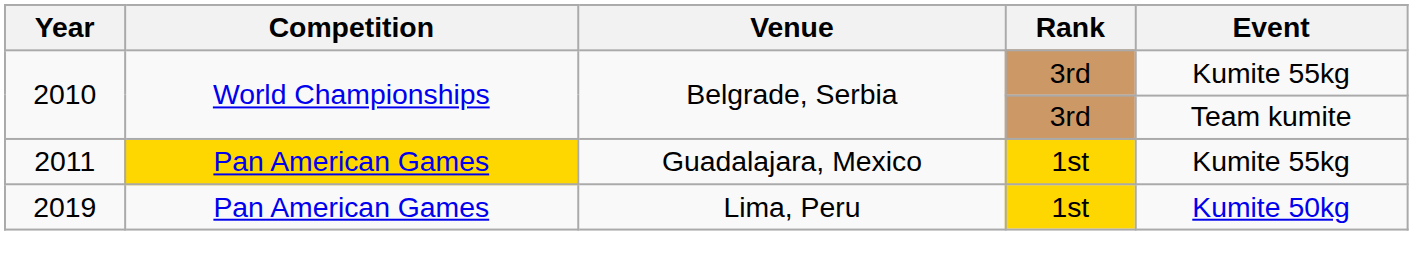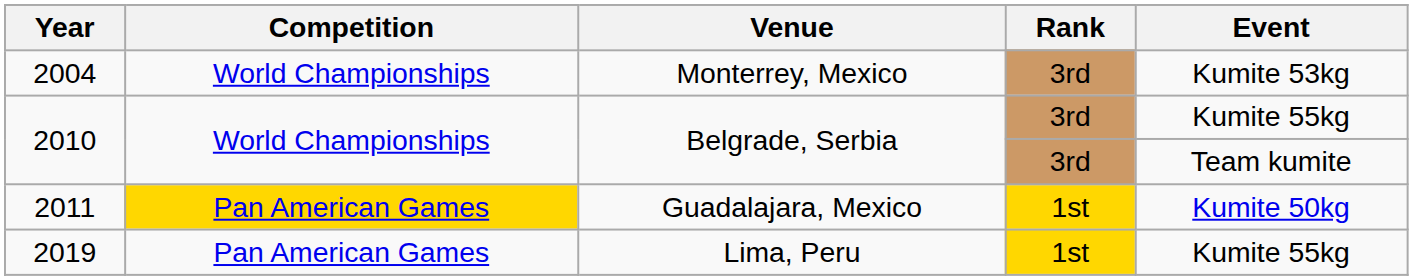+ row: (65, 73)
(1271, 162) Kumite 55kg -> (1271, 207) Kumite 50kg
(1271, 207) Kumite 50kg -> (1271, 252) Kumite 55kg
